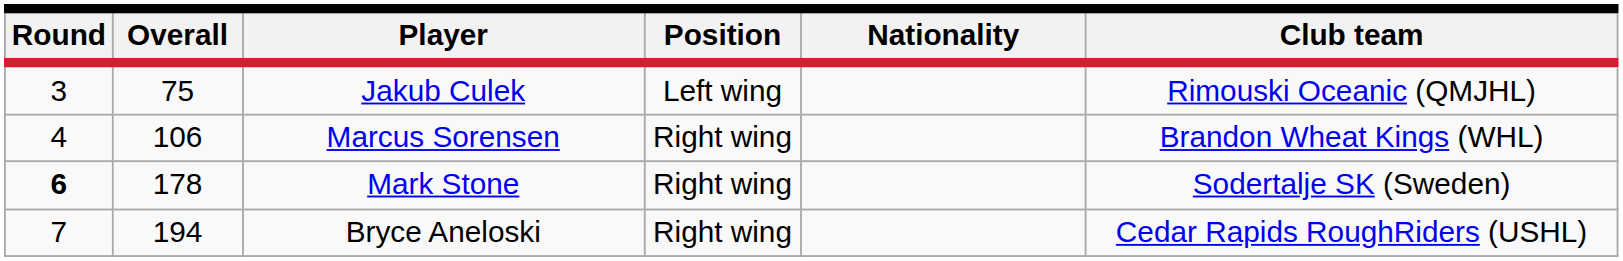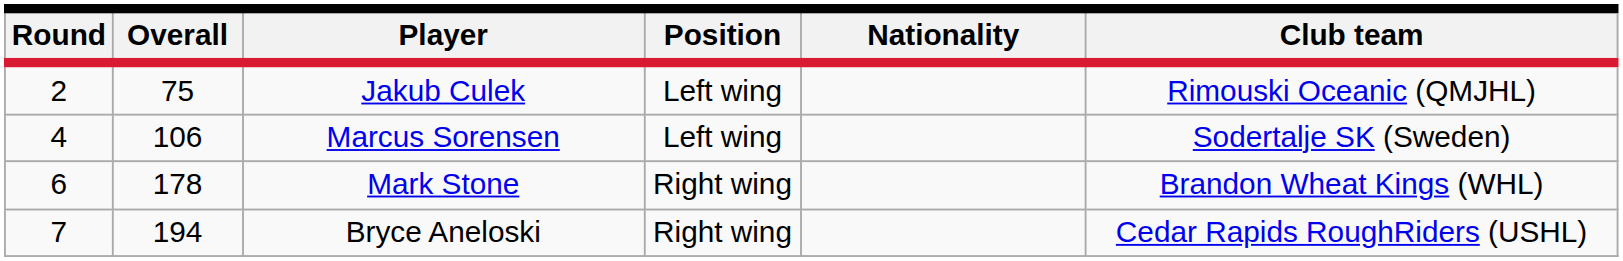(59, 90) 3 -> (59, 90) 2
(722, 137) Right wing -> (722, 137) Left wing
(1352, 137) Brandon Wheat Kings (WHL) -> (1352, 137) Sodertalje SK (Sweden)
(59, 184) bold -> (59, 184) normal
(1352, 184) Sodertalje SK (Sweden) -> (1352, 184) Brandon Wheat Kings (WHL)
